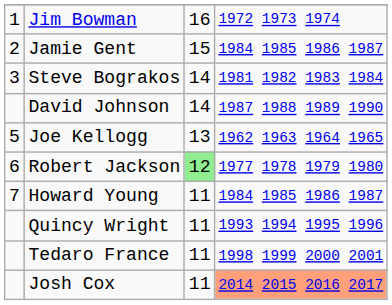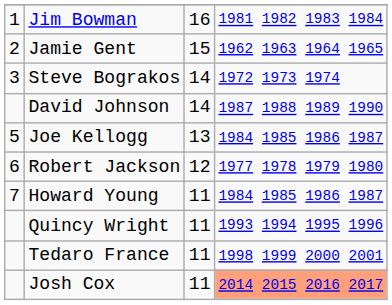(279, 19) 1972 1973 1974 -> (301, 19) 1981 1982 1983 1984
(301, 49) 1984 1985 1986 1987 -> (301, 49) 1962 1963 1964 1965
(301, 78) 1981 1982 1983 1984 -> (279, 78) 1972 1973 1974
(301, 137) 1962 1963 1964 1965 -> (301, 137) 1984 1985 1986 1987
(200, 167) lightgreen background -> (200, 167) no background
